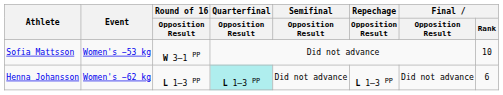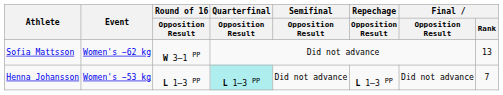(117, 52) Women's −53 kg -> (117, 52) Women's −62 kg
(487, 52) 10 -> (487, 52) 13
(117, 77) Women's −62 kg -> (117, 77) Women's −53 kg
(487, 77) 6 -> (487, 77) 7
